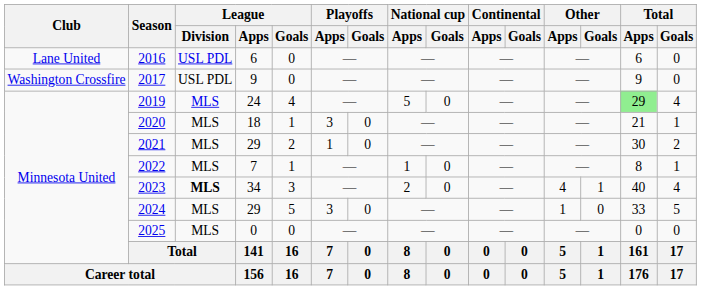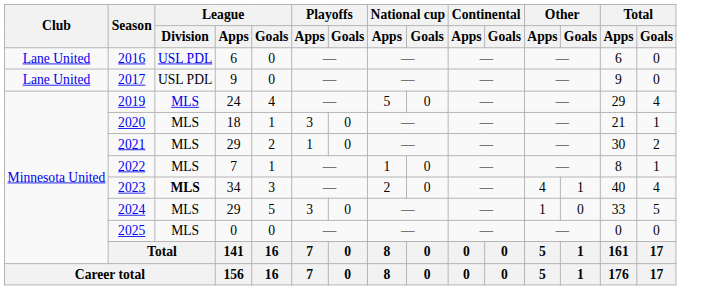(67, 79) Washington Crossfire -> (56, 79) Lane United
(639, 101) lightgreen background -> (618, 101) no background
